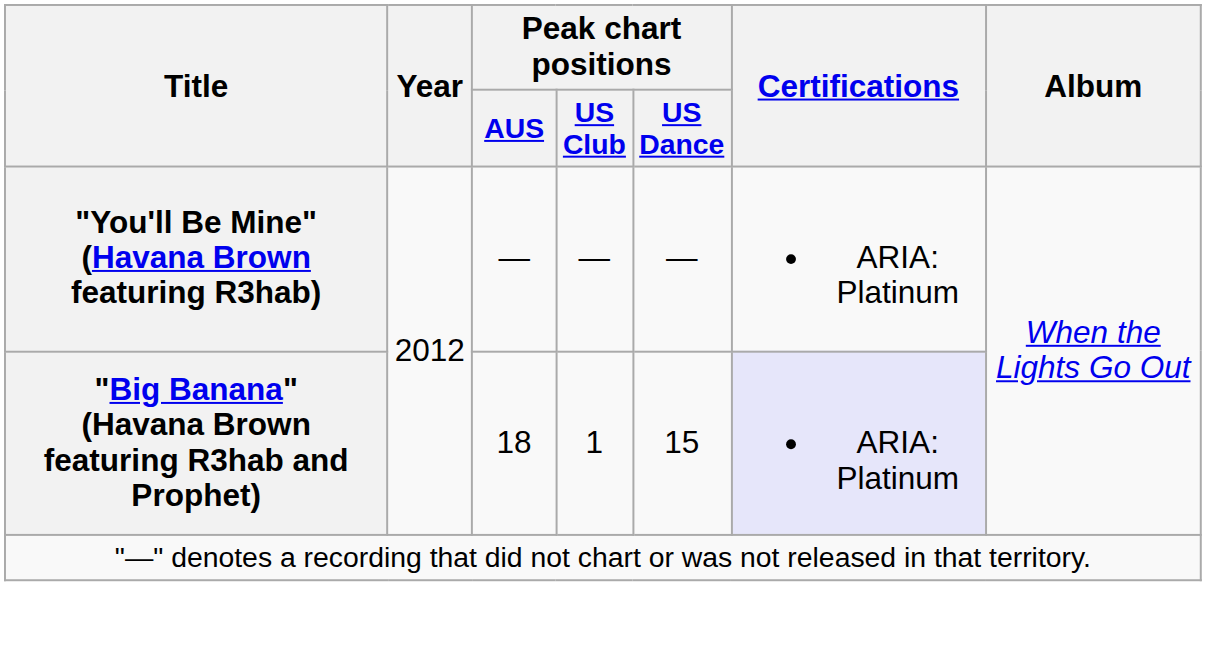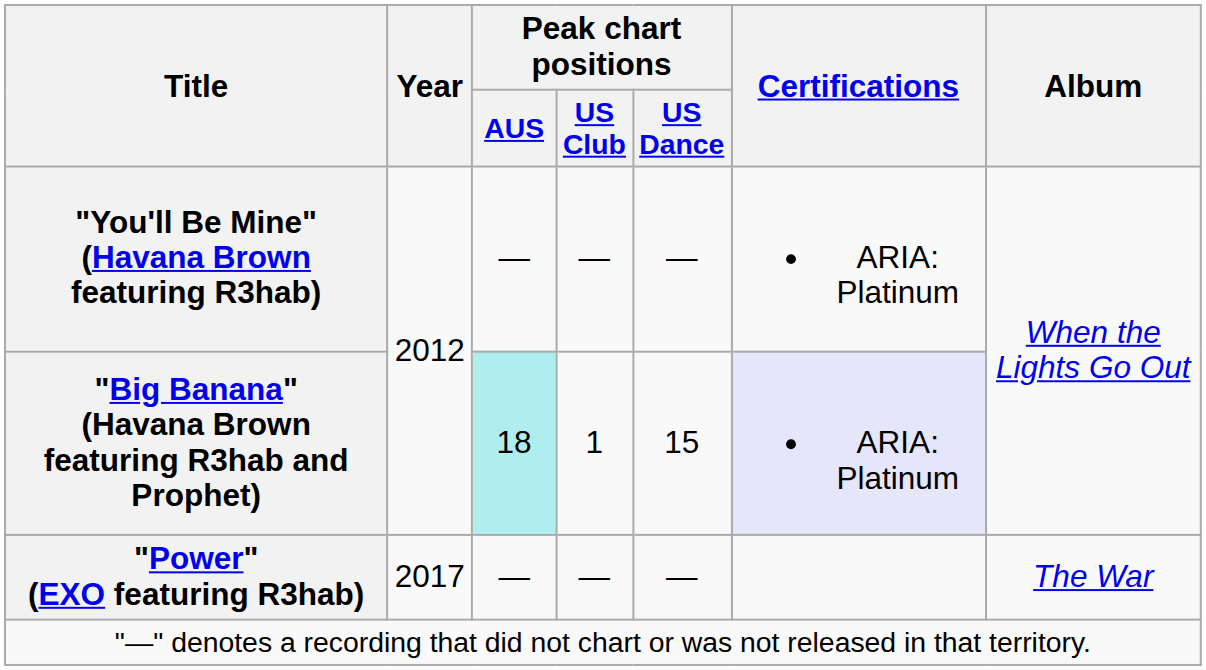(514, 442) no background -> (514, 442) paleturquoise background
+ row: (196, 576)
